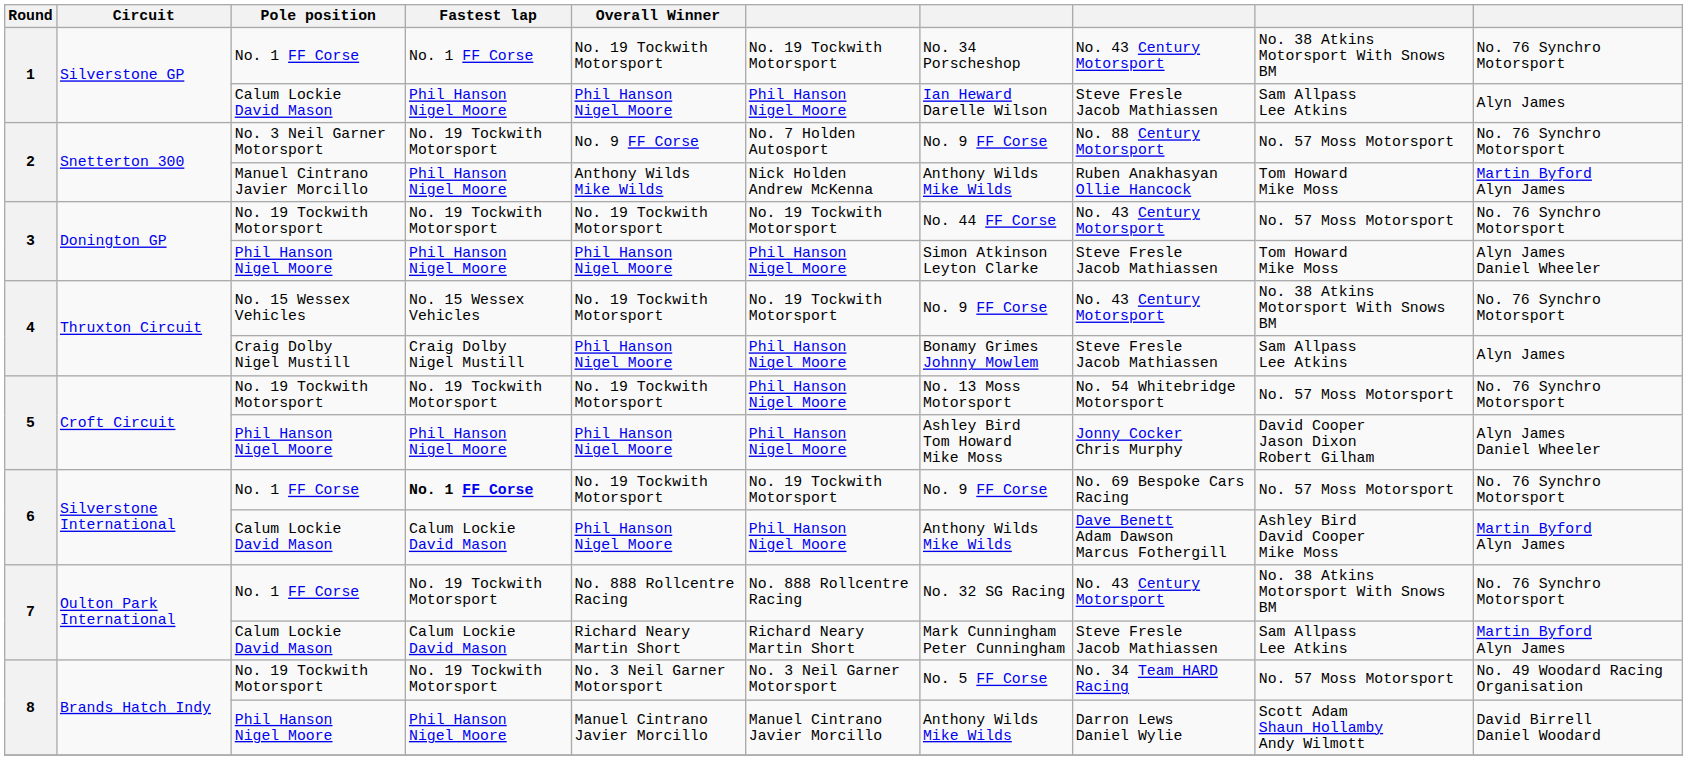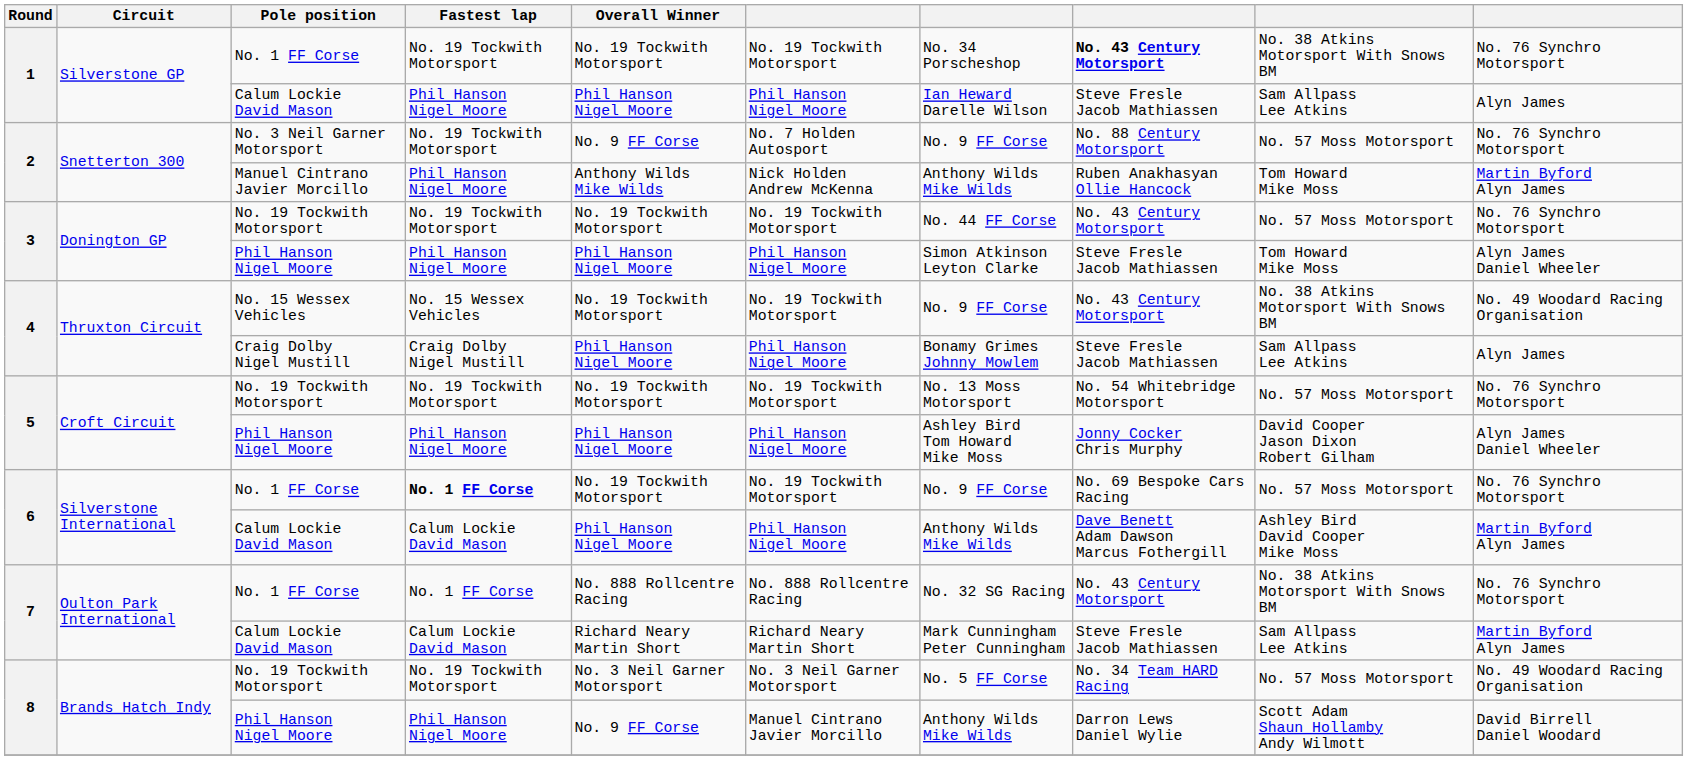(471, 56) No. 1 FF Corse -> (476, 56) No. 19 Tockwith Motorsport
(1138, 56) normal -> (1138, 56) bold
(1539, 308) No. 76 Synchro Motorsport -> (1570, 308) No. 49 Woodard Racing Organisation
(798, 395) Phil Hanson Nigel Moore -> (815, 395) No. 19 Tockwith Motorsport
(476, 593) No. 19 Tockwith Motorsport -> (471, 593) No. 1 FF Corse
(641, 727) Manuel Cintrano Javier Morcillo -> (637, 727) No. 9 FF Corse
